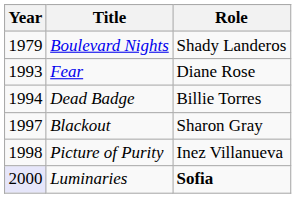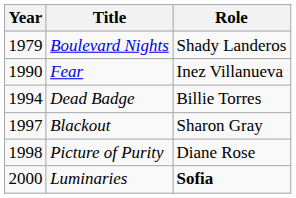(25, 71) 1993 -> (25, 71) 1990
(216, 71) Diane Rose -> (230, 71) Inez Villanueva
(230, 152) Inez Villanueva -> (216, 152) Diane Rose
(25, 179) lavender background -> (25, 179) no background
